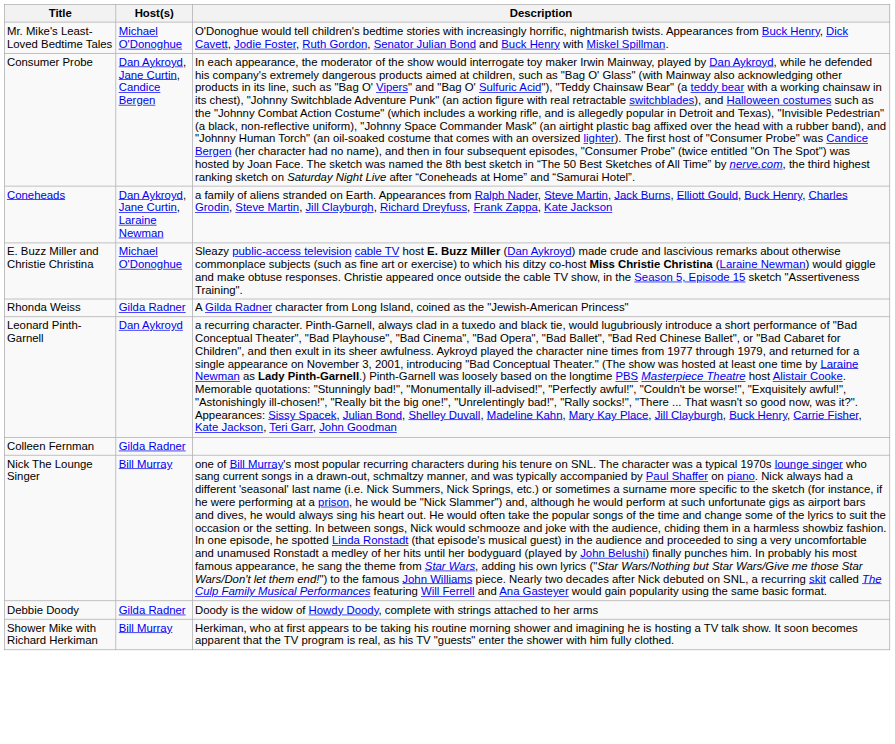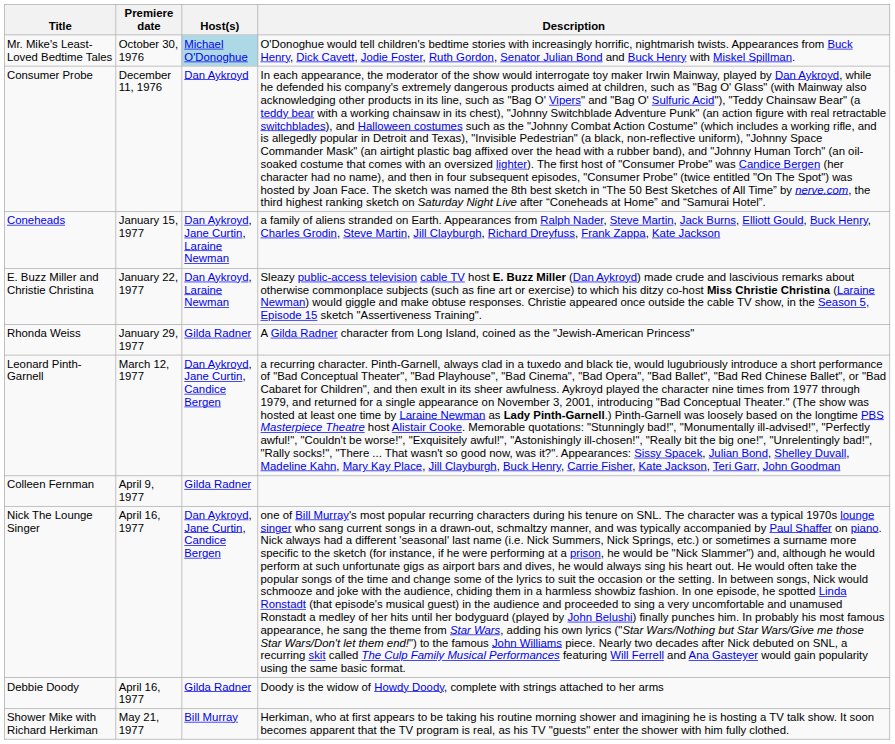+ column: (149, 19)
(150, 37) no background -> (216, 50) lightblue background
(152, 81) Dan Aykroyd, Jane Curtin, Candice Bergen -> (216, 75) Dan Aykroyd
(150, 258) Michael O'Donoghue -> (218, 290) Dan Aykroyd, Laraine Newman
(151, 326) Dan Aykroyd -> (218, 383) Dan Aykroyd, Jane Curtin, Candice Bergen
(146, 464) Bill Murray -> (218, 534) Dan Aykroyd, Jane Curtin, Candice Bergen
